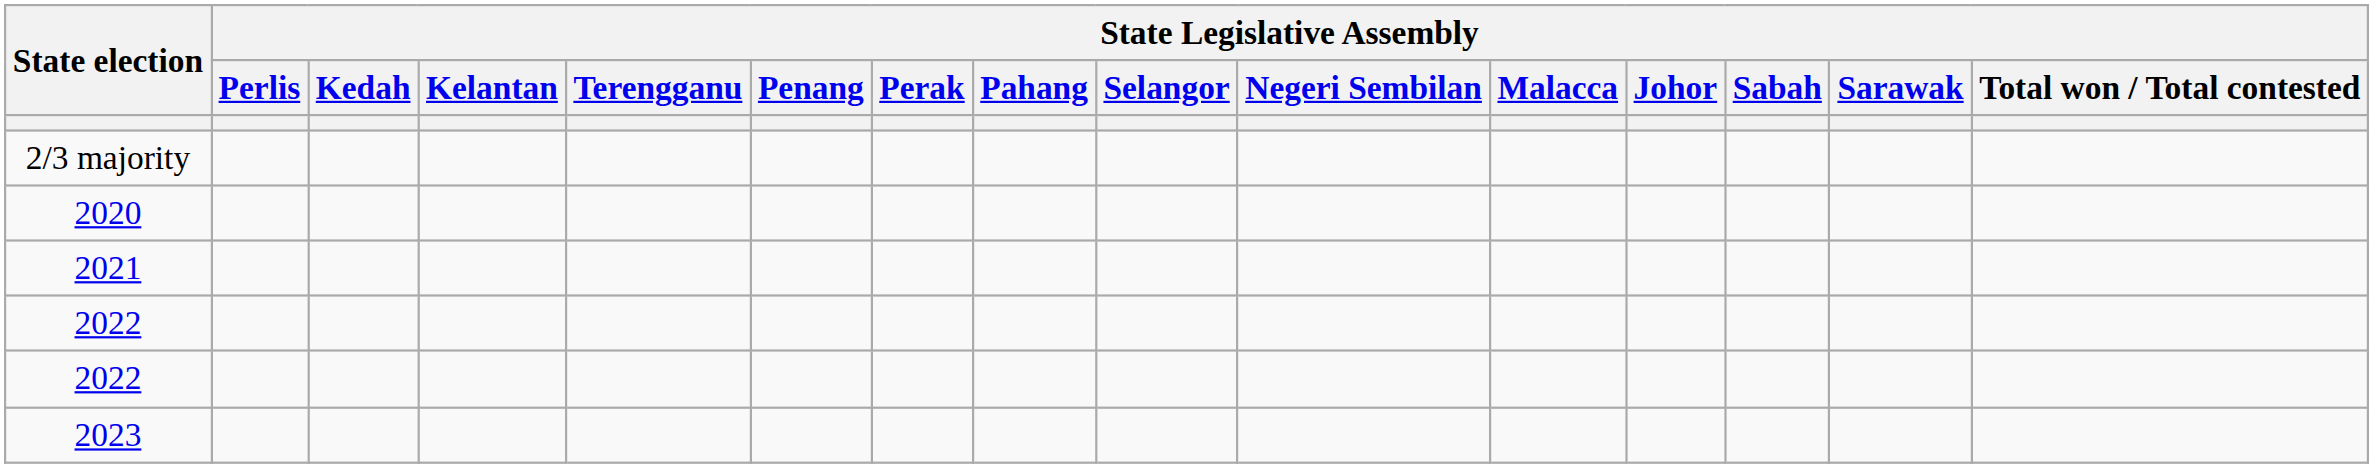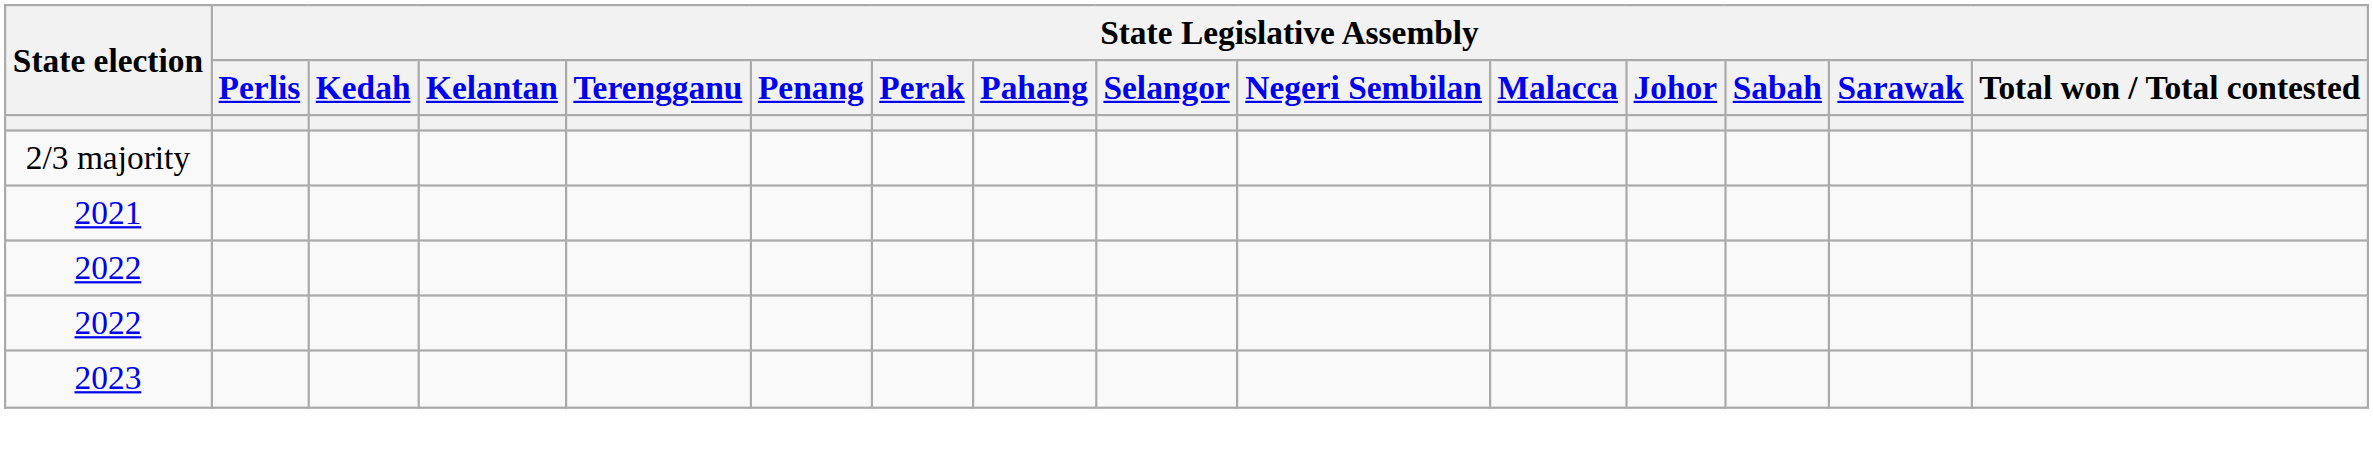- row: (108, 213)
